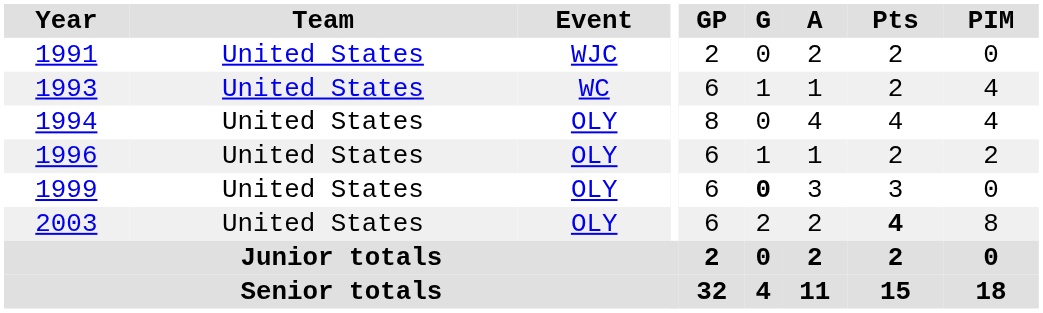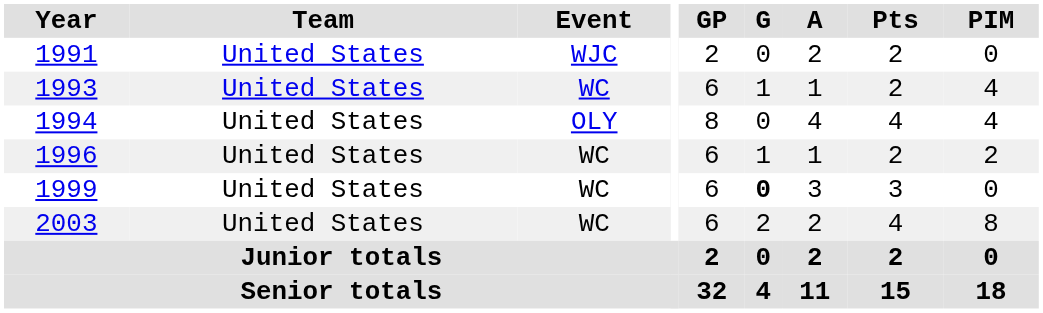(594, 156) OLY -> (594, 156) WC
(594, 190) OLY -> (594, 190) WC
(594, 224) OLY -> (594, 224) WC
(896, 224) bold -> (896, 224) normal
